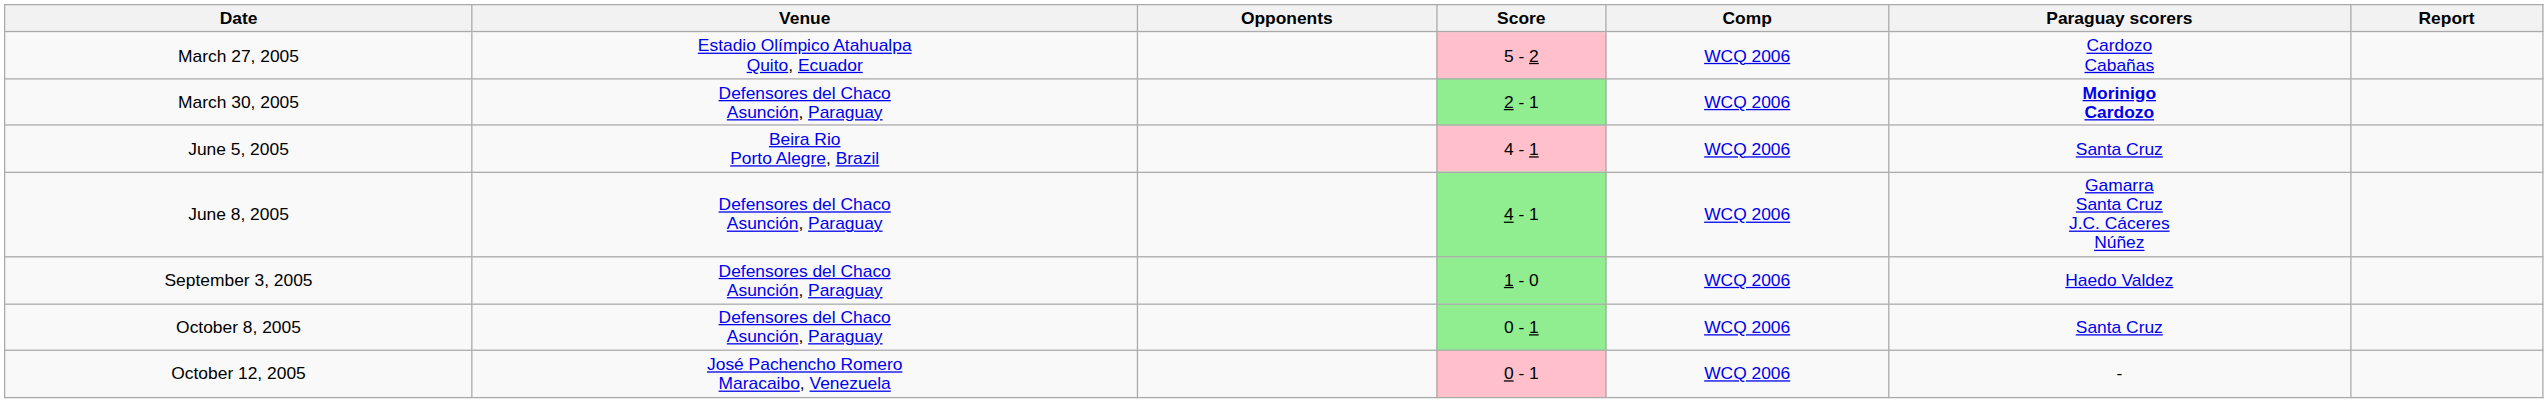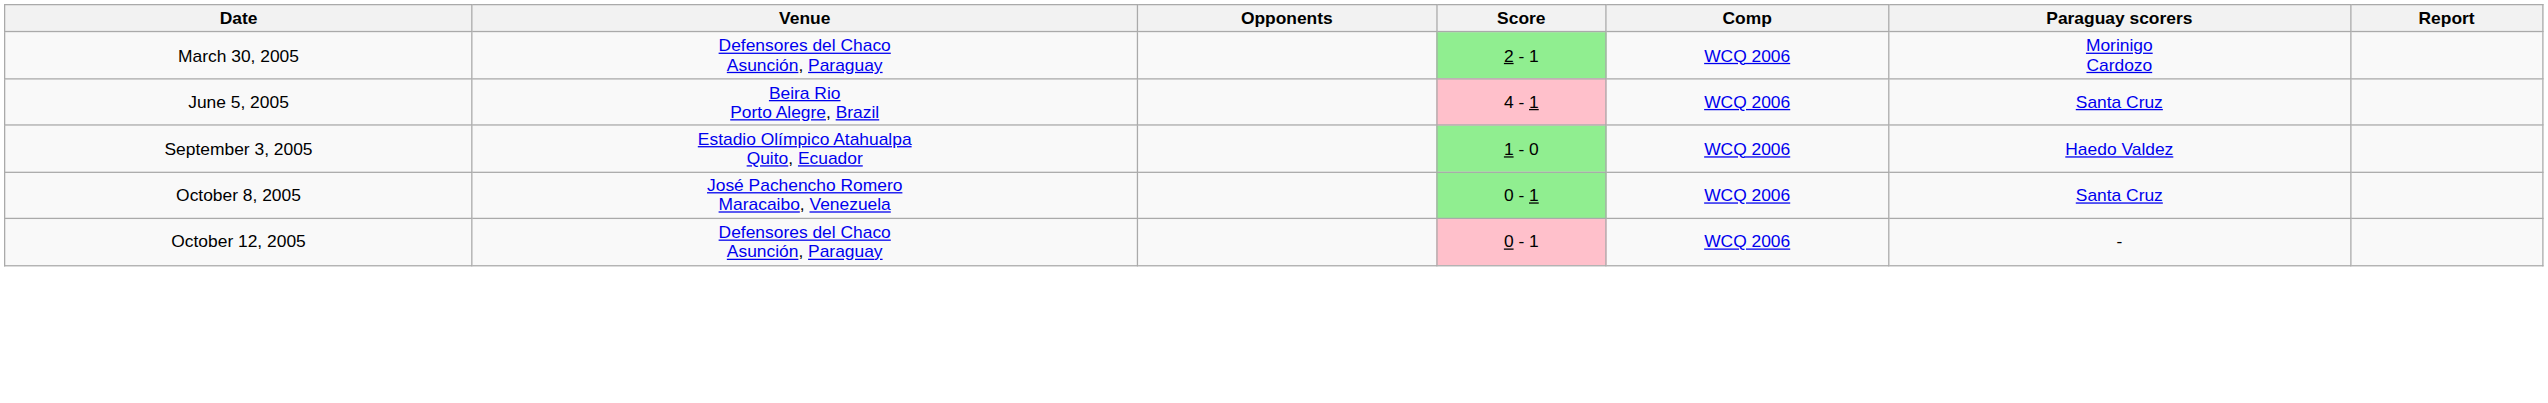- row: (239, 55)
(2119, 102) bold -> (2119, 55) normal
- row: (239, 214)
(805, 280) Defensores del Chaco Asunción, Paraguay -> (805, 148) Estadio Olímpico Atahualpa Quito, Ecuador
(805, 327) Defensores del Chaco Asunción, Paraguay -> (805, 195) José Pachencho Romero Maracaibo, Venezuela
(805, 373) José Pachencho Romero Maracaibo, Venezuela -> (805, 242) Defensores del Chaco Asunción, Paraguay
